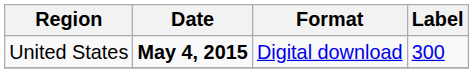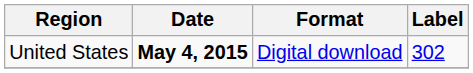(428, 51) 300 -> (428, 51) 302
